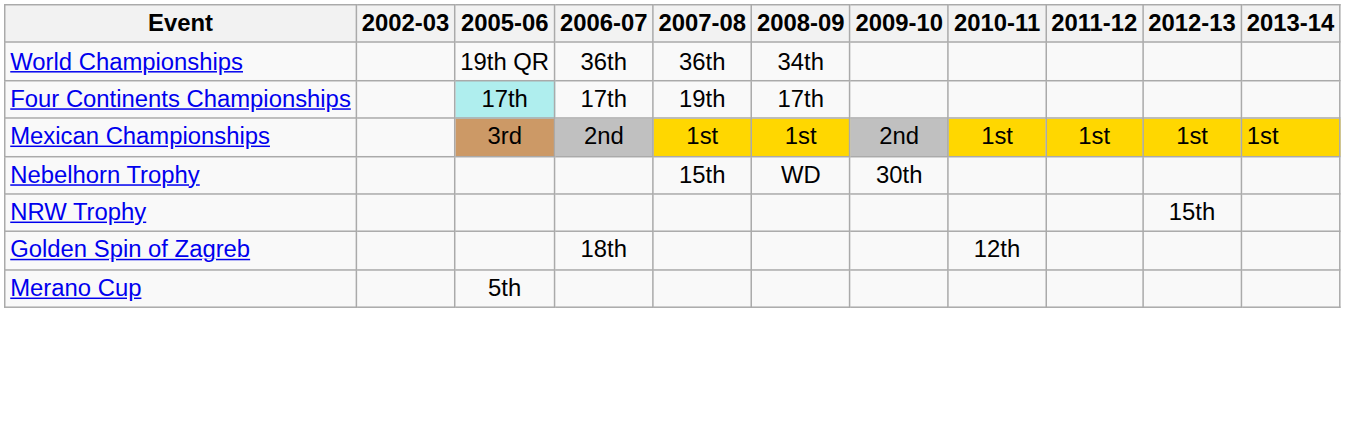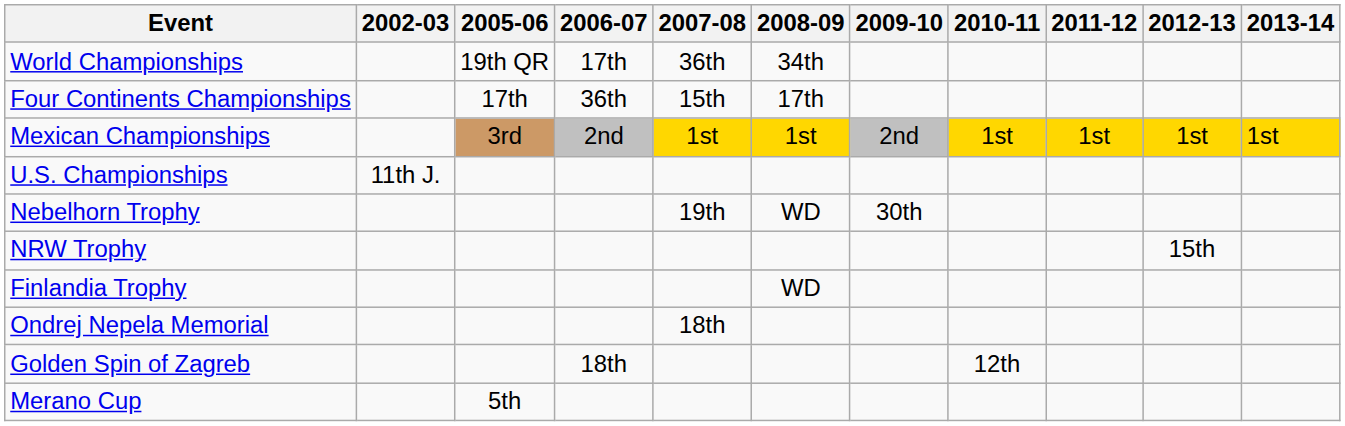(604, 61) 36th -> (604, 61) 17th
(505, 99) paleturquoise background -> (505, 99) no background
(604, 99) 17th -> (604, 99) 36th
(702, 99) 19th -> (702, 99) 15th
+ row: (119, 174)
(702, 174) 15th -> (702, 212) 19th
+ row: (98, 288)
+ row: (139, 325)
